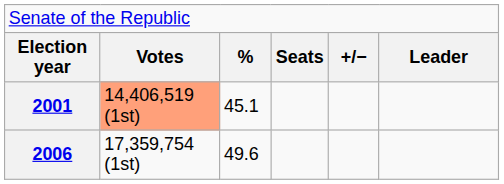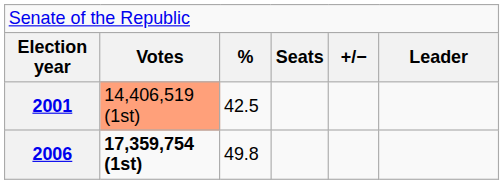(241, 105) 45.1 -> (241, 105) 42.5
(149, 154) normal -> (149, 154) bold
(241, 154) 49.6 -> (241, 154) 49.8
